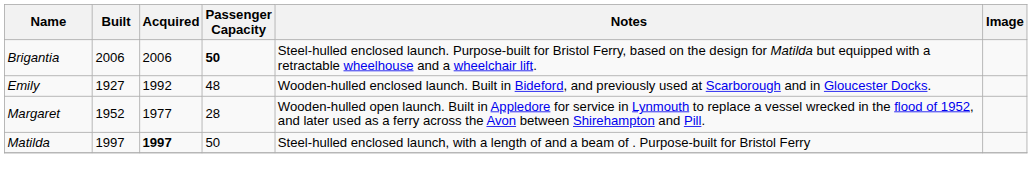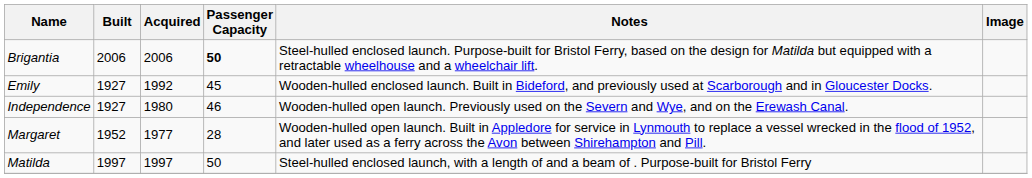(213, 86) 48 -> (214, 86) 45
+ row: (49, 106)
(157, 142) bold -> (158, 163) normal
